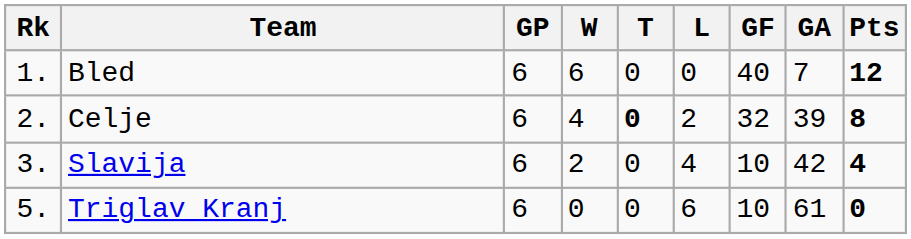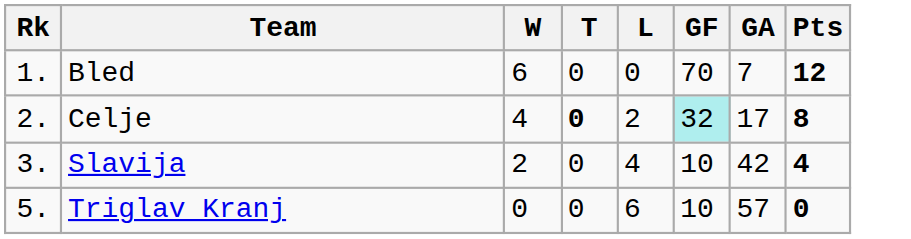- column: (533, 28)
(753, 73) 40 -> (697, 73) 70
(753, 119) no background -> (697, 119) paleturquoise background
(810, 119) 39 -> (753, 119) 17
(810, 210) 61 -> (753, 210) 57
